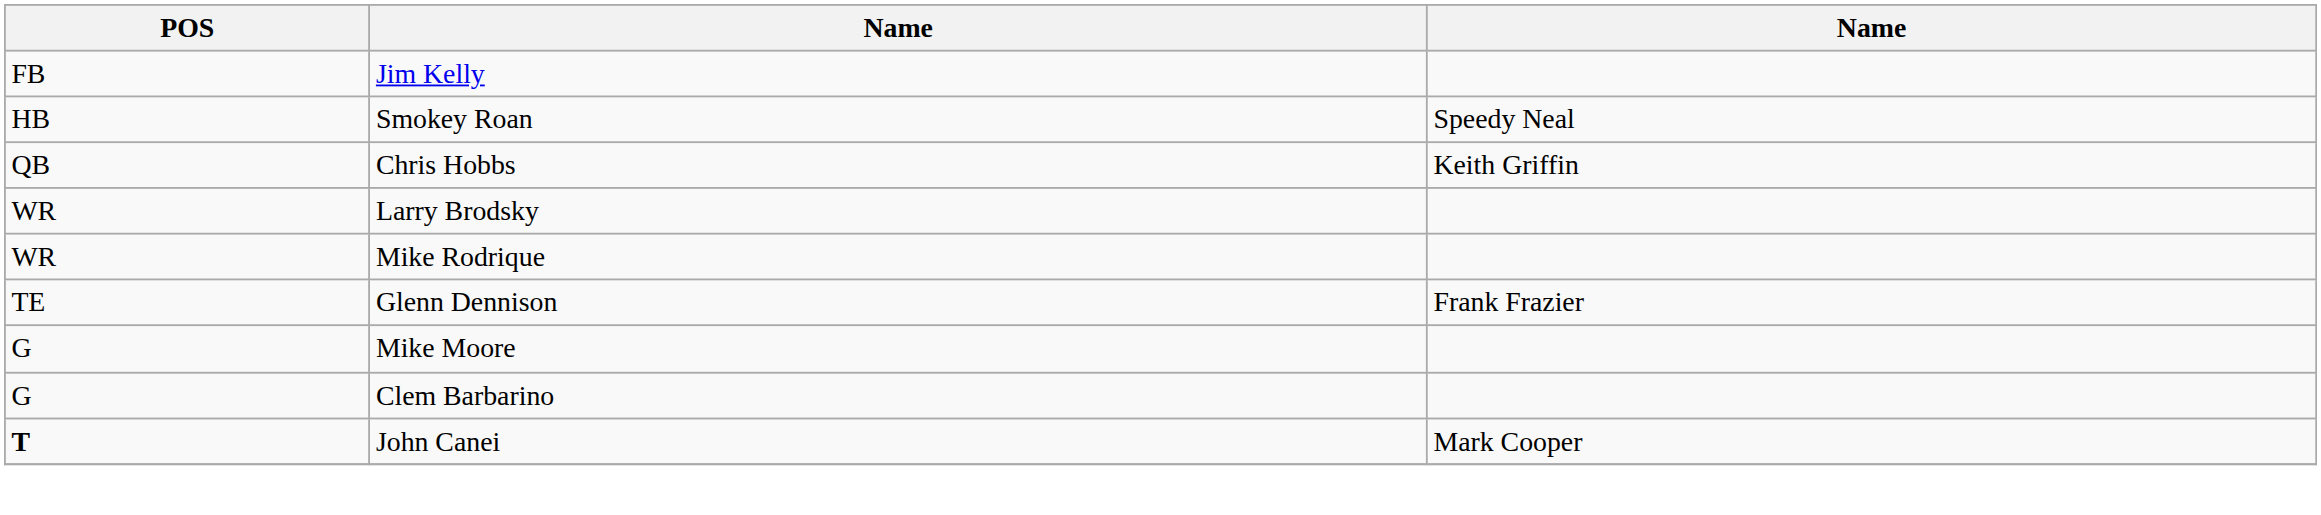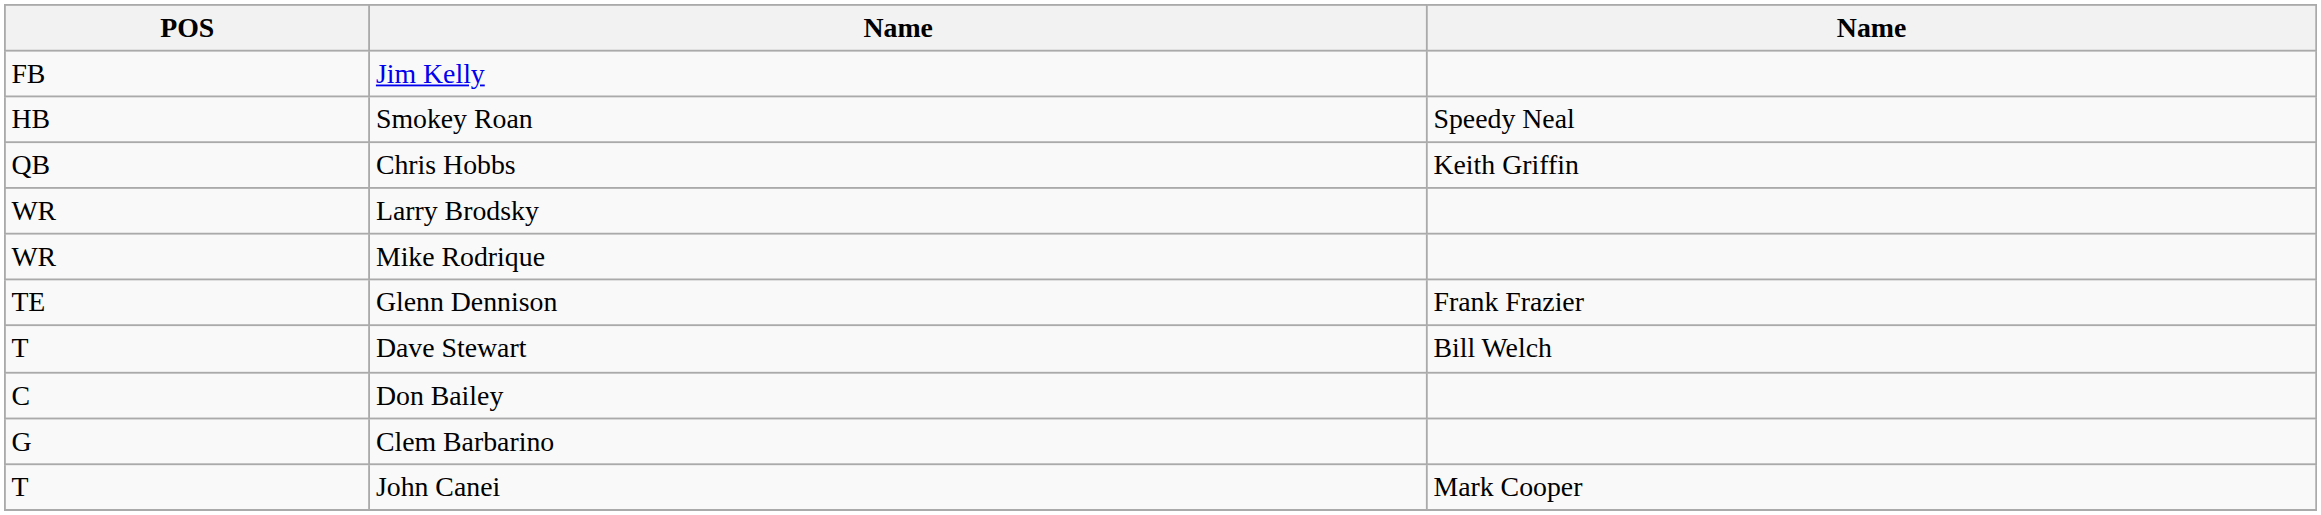+ row: (451, 348)
- row: (446, 348)
+ row: (440, 394)
(21, 440) bold -> (20, 486) normal
